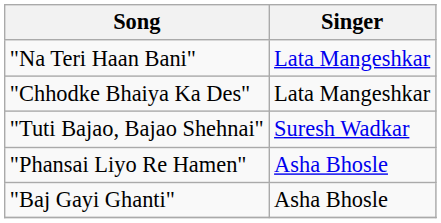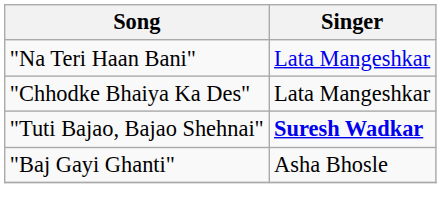(342, 128) normal -> (349, 128) bold
- row: (128, 164)
